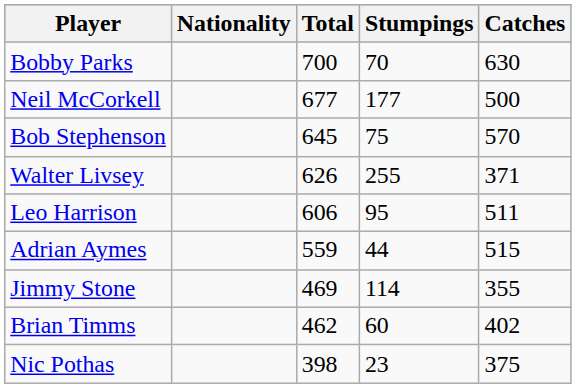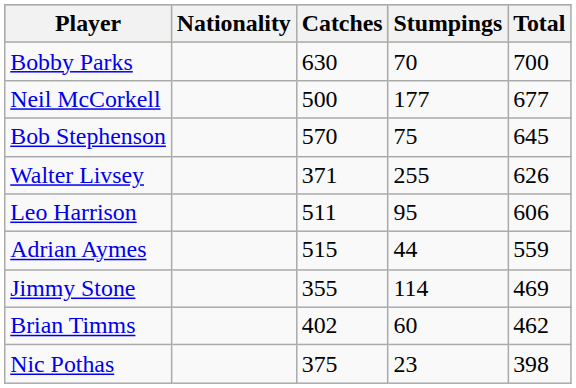columns swapped: (525, 23) <-> (328, 23)
